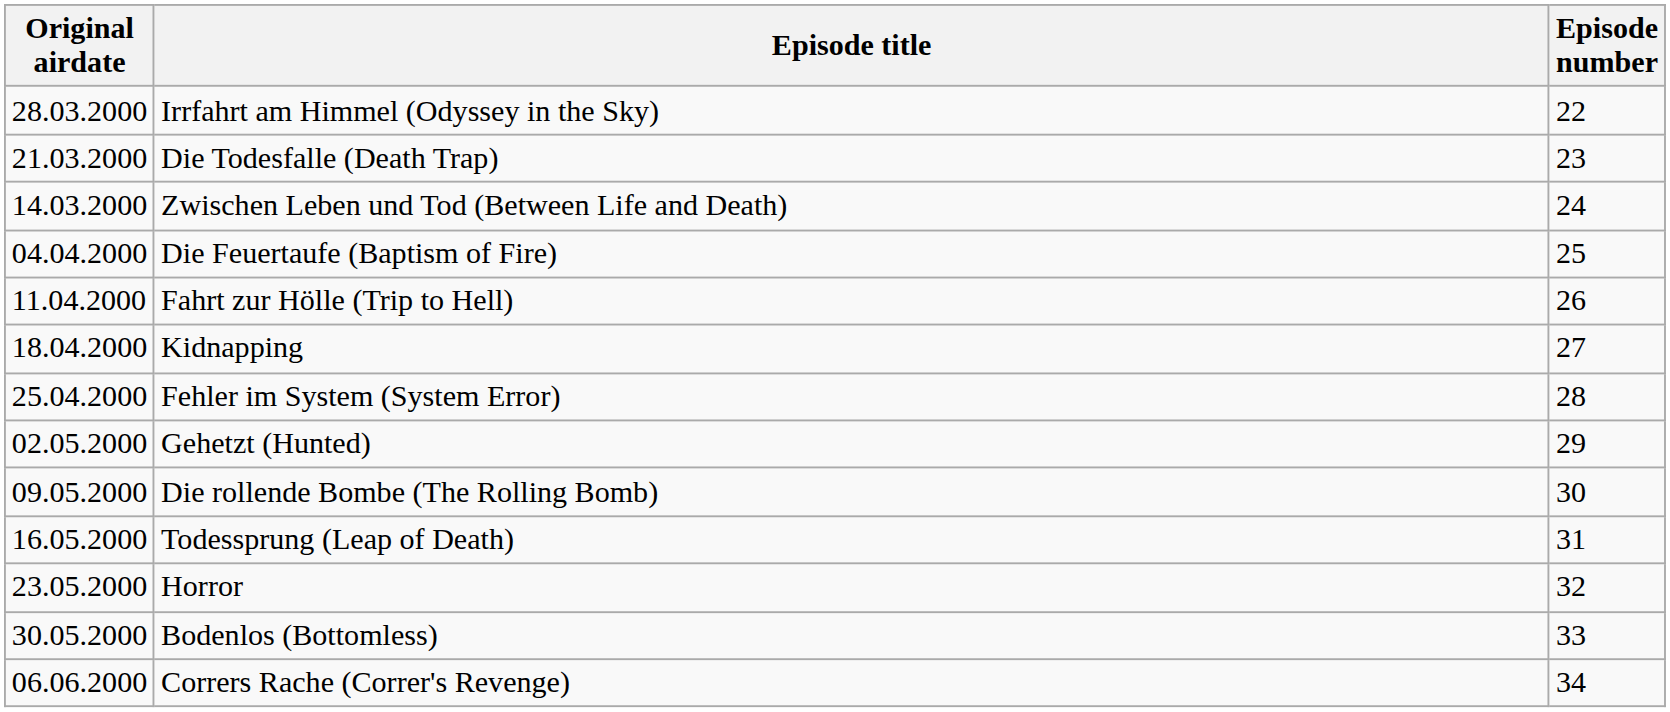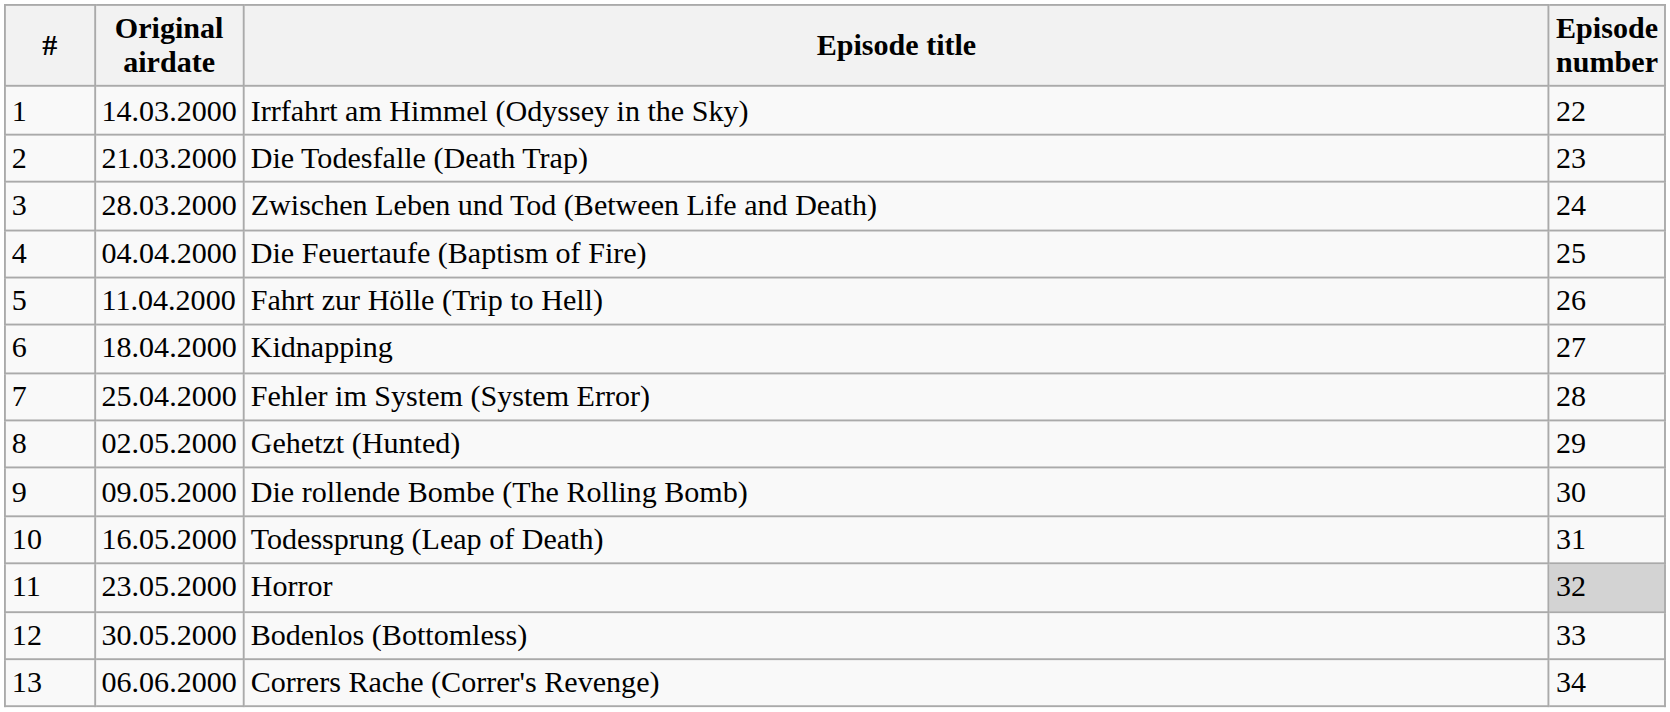+ column: (50, 45)
(80, 109) 28.03.2000 -> (169, 109) 14.03.2000
(80, 205) 14.03.2000 -> (169, 205) 28.03.2000
(1571, 586) no background -> (1571, 586) lightgrey background
